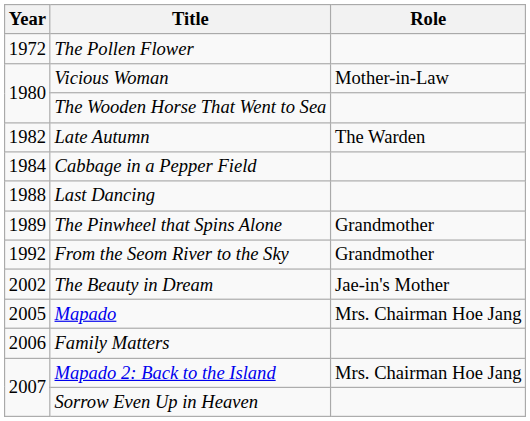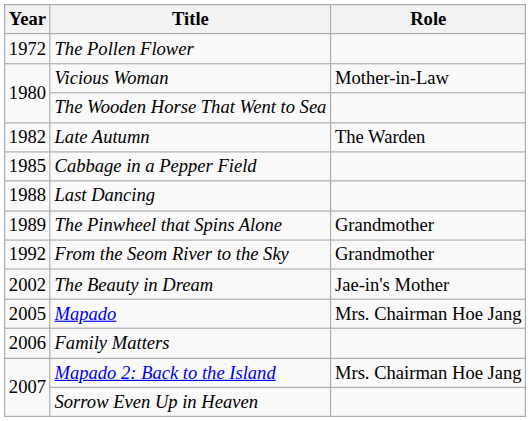(27, 166) 1984 -> (27, 166) 1985
